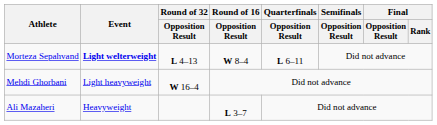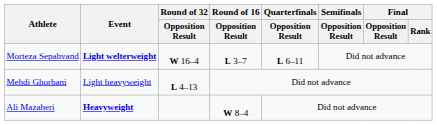(184, 62) L 4–13 -> (184, 62) W 16–4
(236, 62) W 8–4 -> (236, 62) L 3–7
(184, 87) W 16–4 -> (184, 87) L 4–13
(107, 108) normal -> (108, 108) bold
(236, 113) L 3–7 -> (236, 113) W 8–4
